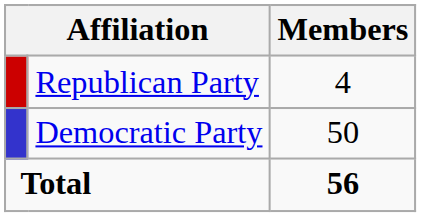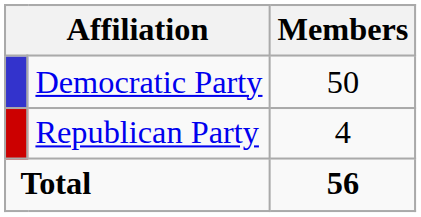rows swapped: (147, 81) <-> (149, 132)
